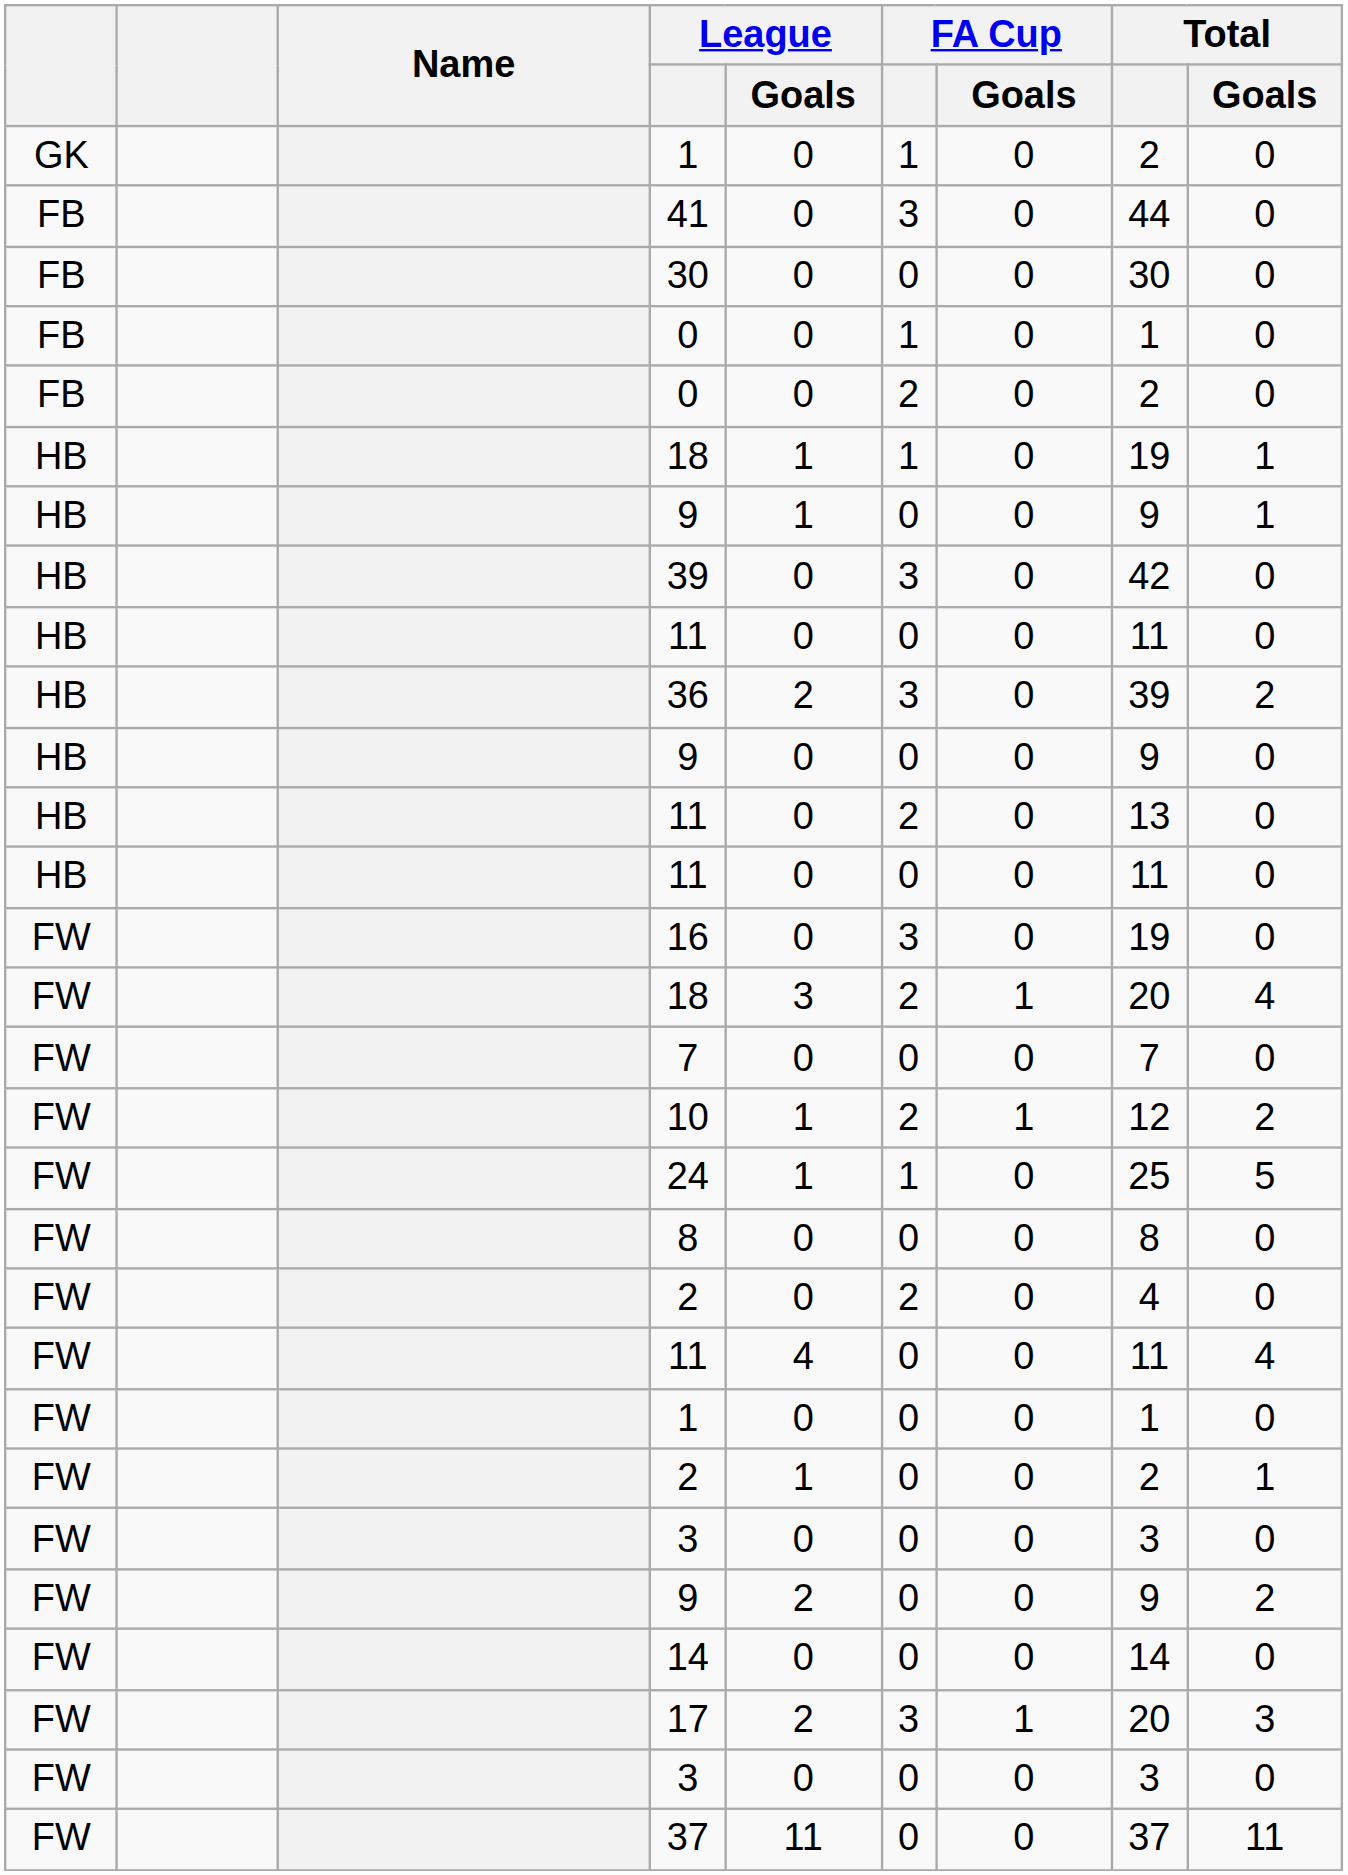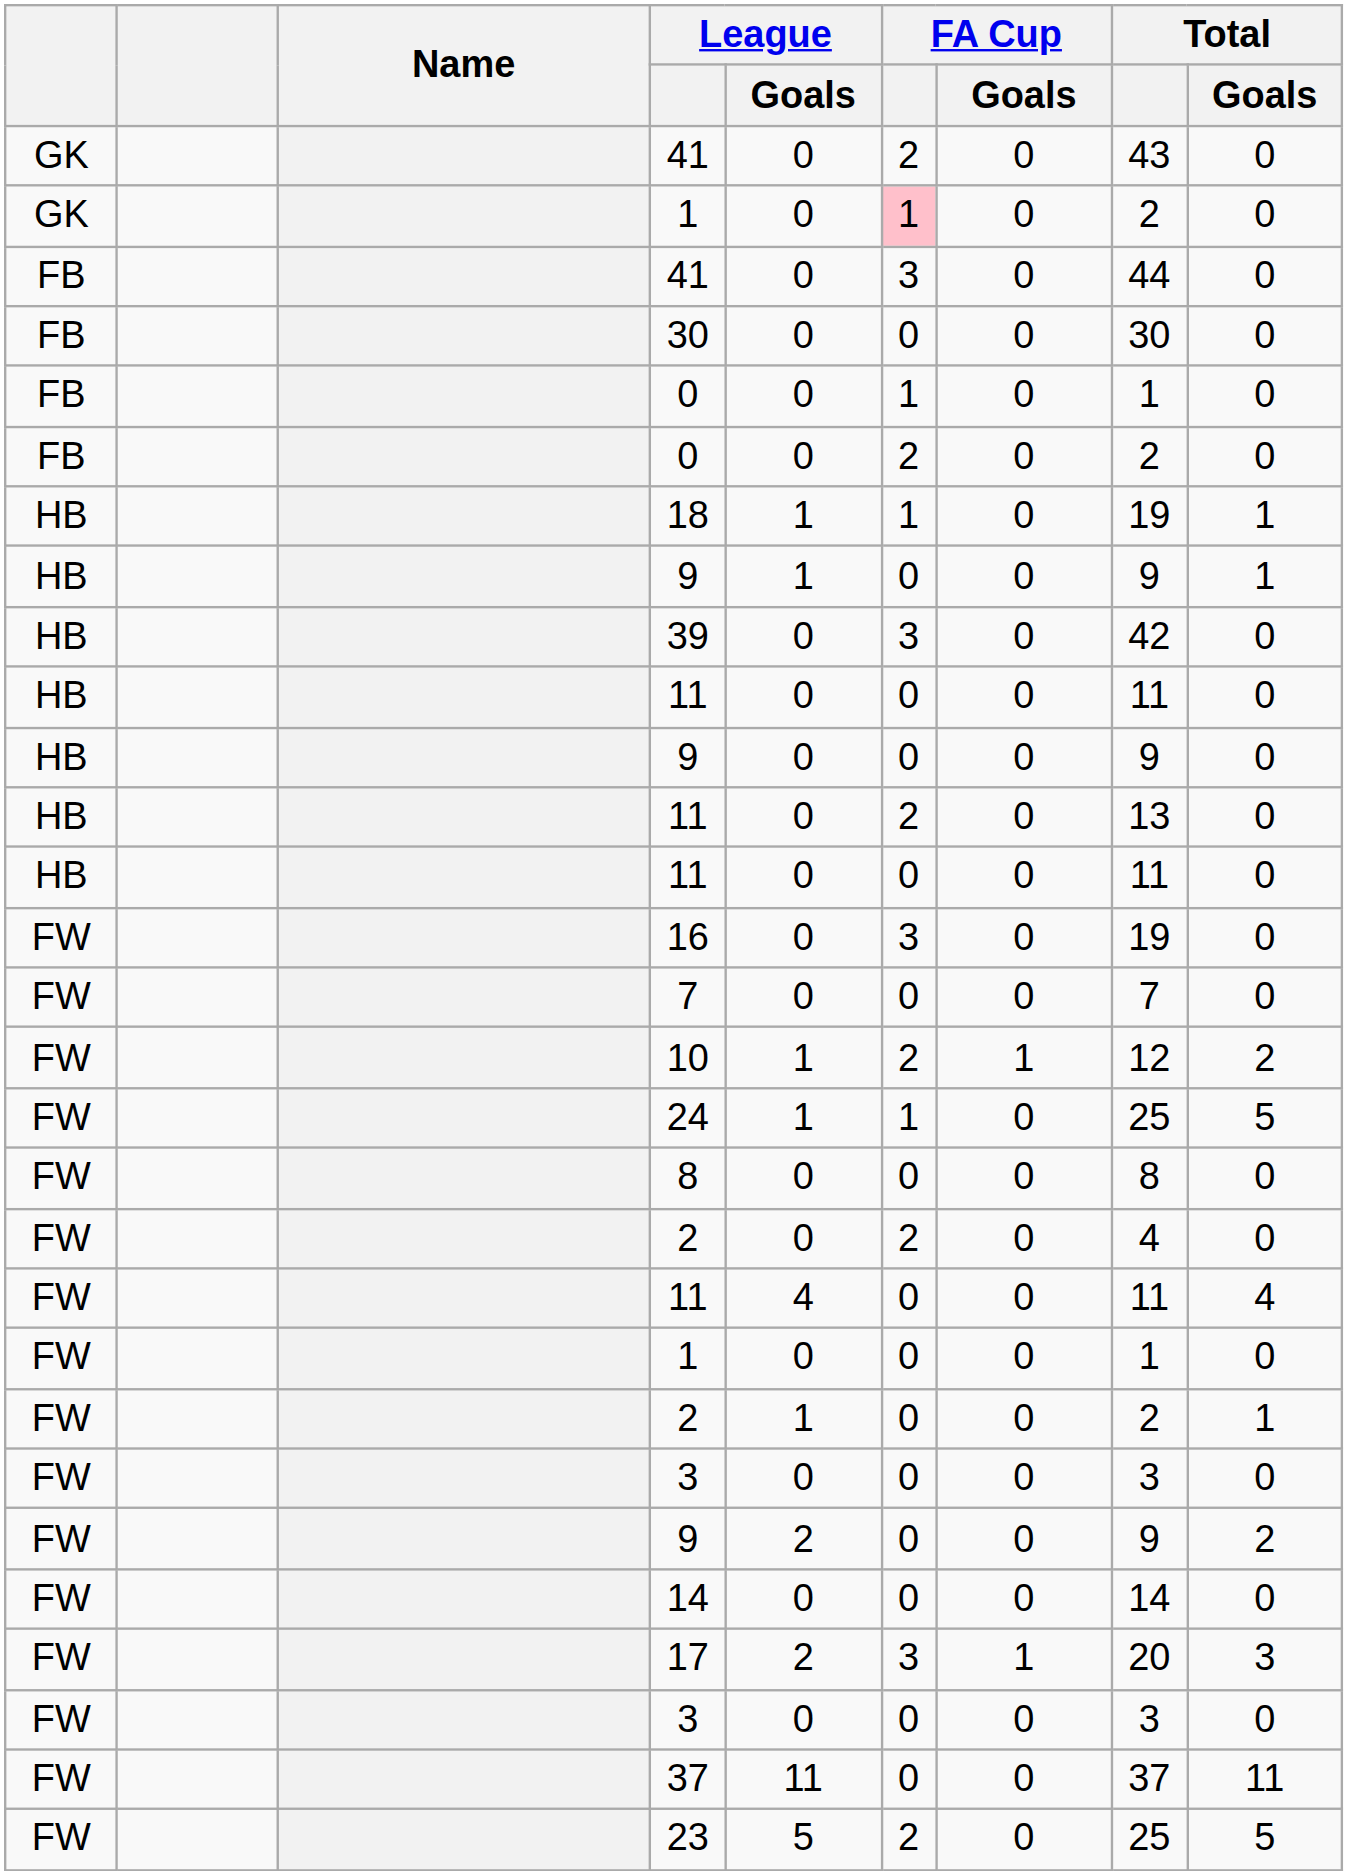+ row: (61, 154)
(908, 154) no background -> (908, 214) pink background
- row: (61, 696)
- row: (61, 996)
+ row: (61, 1838)
